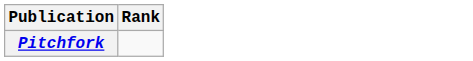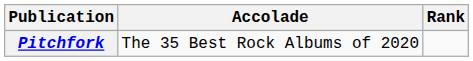+ column: (270, 18)
